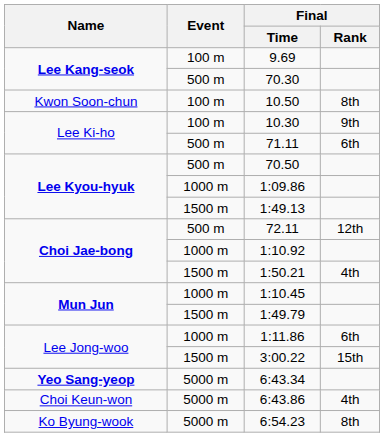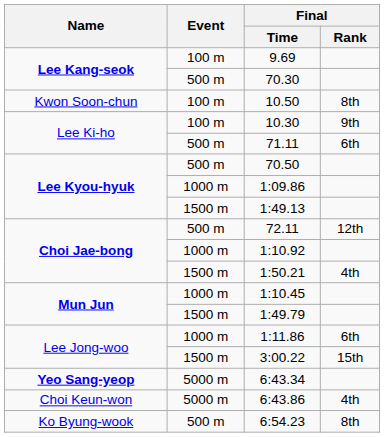(206, 422) 5000 m -> (206, 422) 500 m
